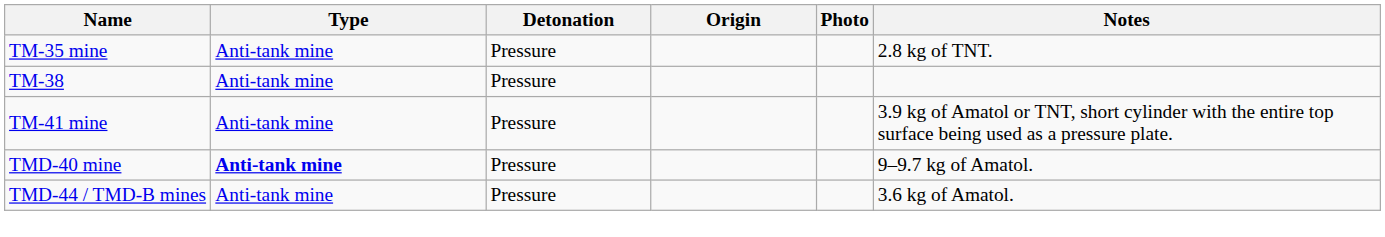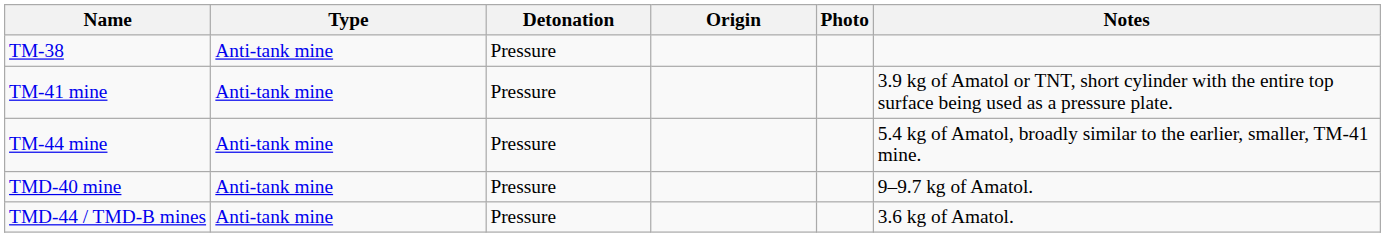- row: (58, 50)
+ row: (58, 144)
(279, 164) bold -> (274, 186) normal
